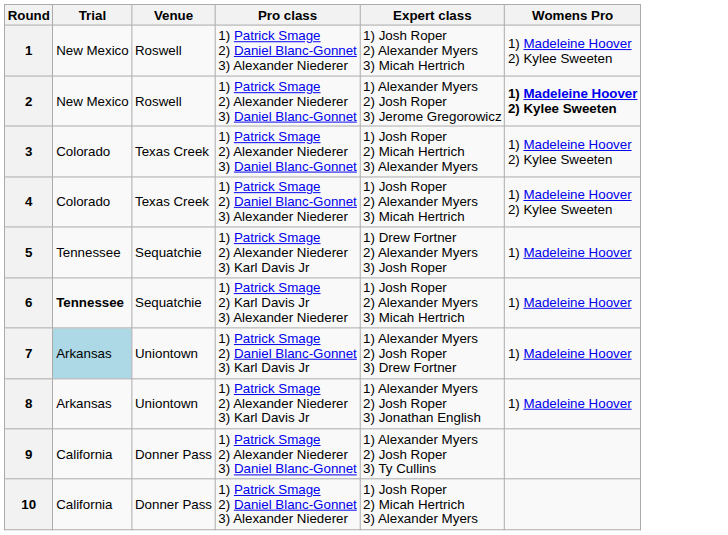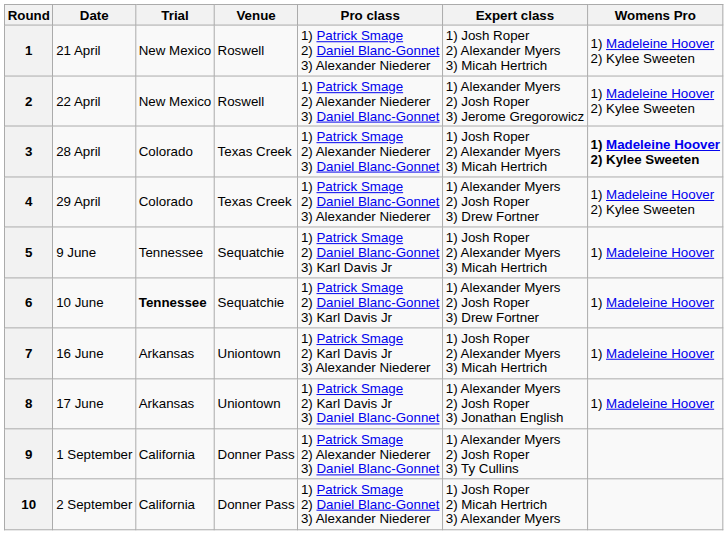+ column: (94, 15)
(573, 101) bold -> (652, 101) normal
(421, 151) 1) Josh Roper 2) Micah Hertrich 3) Alexander Myers -> (503, 151) 1) Josh Roper 2) Alexander Myers 3) Micah Hertrich
(570, 151) normal -> (655, 151) bold
(421, 202) 1) Josh Roper 2) Alexander Myers 3) Micah Hertrich -> (503, 202) 1) Alexander Myers 2) Josh Roper 3) Drew Fortner
(283, 252) 1) Patrick Smage 2) Alexander Niederer 3) Karl Davis Jr -> (370, 252) 1) Patrick Smage 2) Daniel Blanc-Gonnet 3) Karl Davis Jr
(421, 252) 1) Drew Fortner 2) Alexander Myers 3) Josh Roper -> (503, 252) 1) Josh Roper 2) Alexander Myers 3) Micah Hertrich
(283, 302) 1) Patrick Smage 2) Karl Davis Jr 3) Alexander Niederer -> (370, 302) 1) Patrick Smage 2) Daniel Blanc-Gonnet 3) Karl Davis Jr
(421, 302) 1) Josh Roper 2) Alexander Myers 3) Micah Hertrich -> (503, 302) 1) Alexander Myers 2) Josh Roper 3) Drew Fortner
(84, 353) lightblue background -> (167, 353) no background
(288, 353) 1) Patrick Smage 2) Daniel Blanc-Gonnet 3) Karl Davis Jr -> (366, 353) 1) Patrick Smage 2) Karl Davis Jr 3) Alexander Niederer
(421, 353) 1) Alexander Myers 2) Josh Roper 3) Drew Fortner -> (503, 353) 1) Josh Roper 2) Alexander Myers 3) Micah Hertrich
(283, 403) 1) Patrick Smage 2) Alexander Niederer 3) Karl Davis Jr -> (370, 403) 1) Patrick Smage 2) Karl Davis Jr 3) Daniel Blanc-Gonnet
